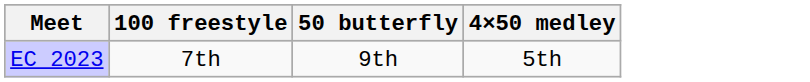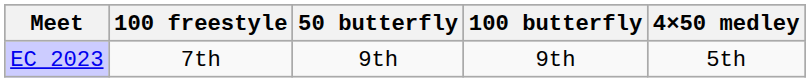+ column: (556, 23)
